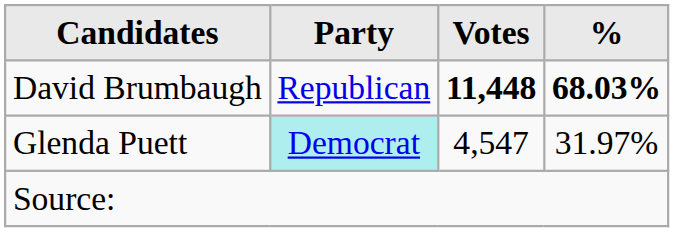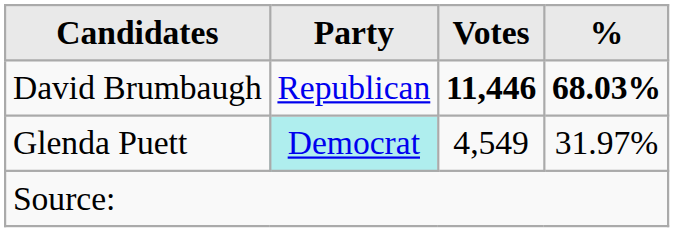(491, 87) 11,448 -> (491, 87) 11,446
(491, 143) 4,547 -> (491, 143) 4,549
